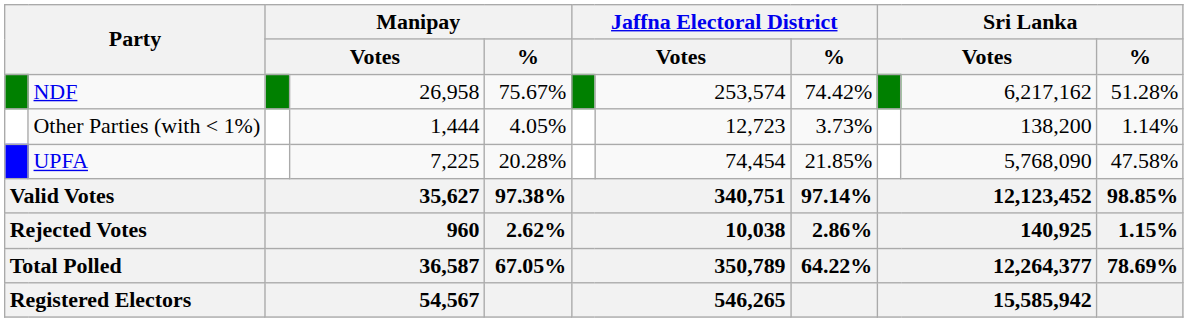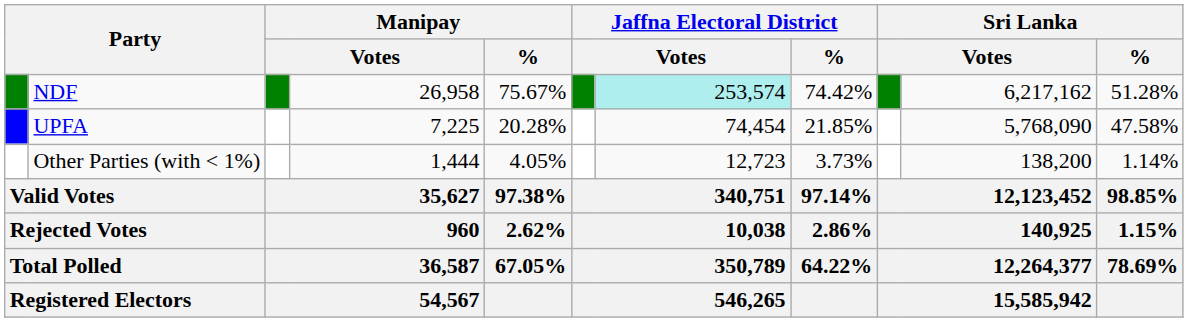(750, 91) no background -> (750, 91) paleturquoise background
rows swapped: (61, 160) <-> (147, 126)
